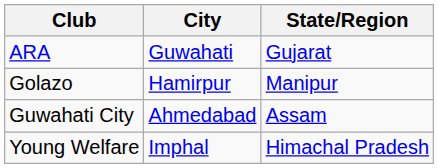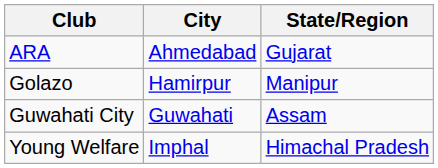(191, 52) Guwahati -> (202, 52) Ahmedabad
(202, 115) Ahmedabad -> (191, 115) Guwahati
